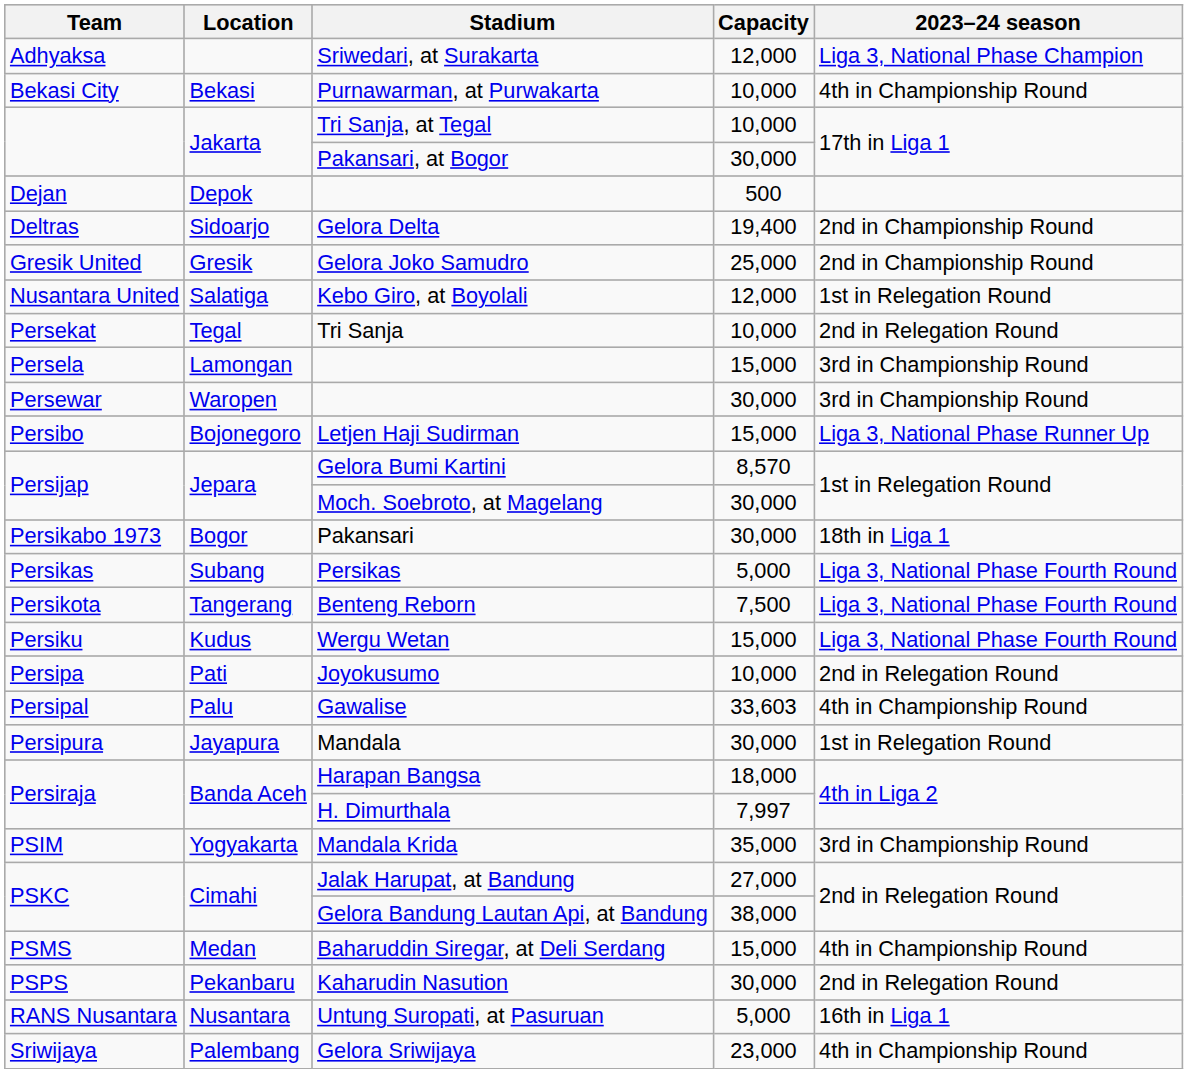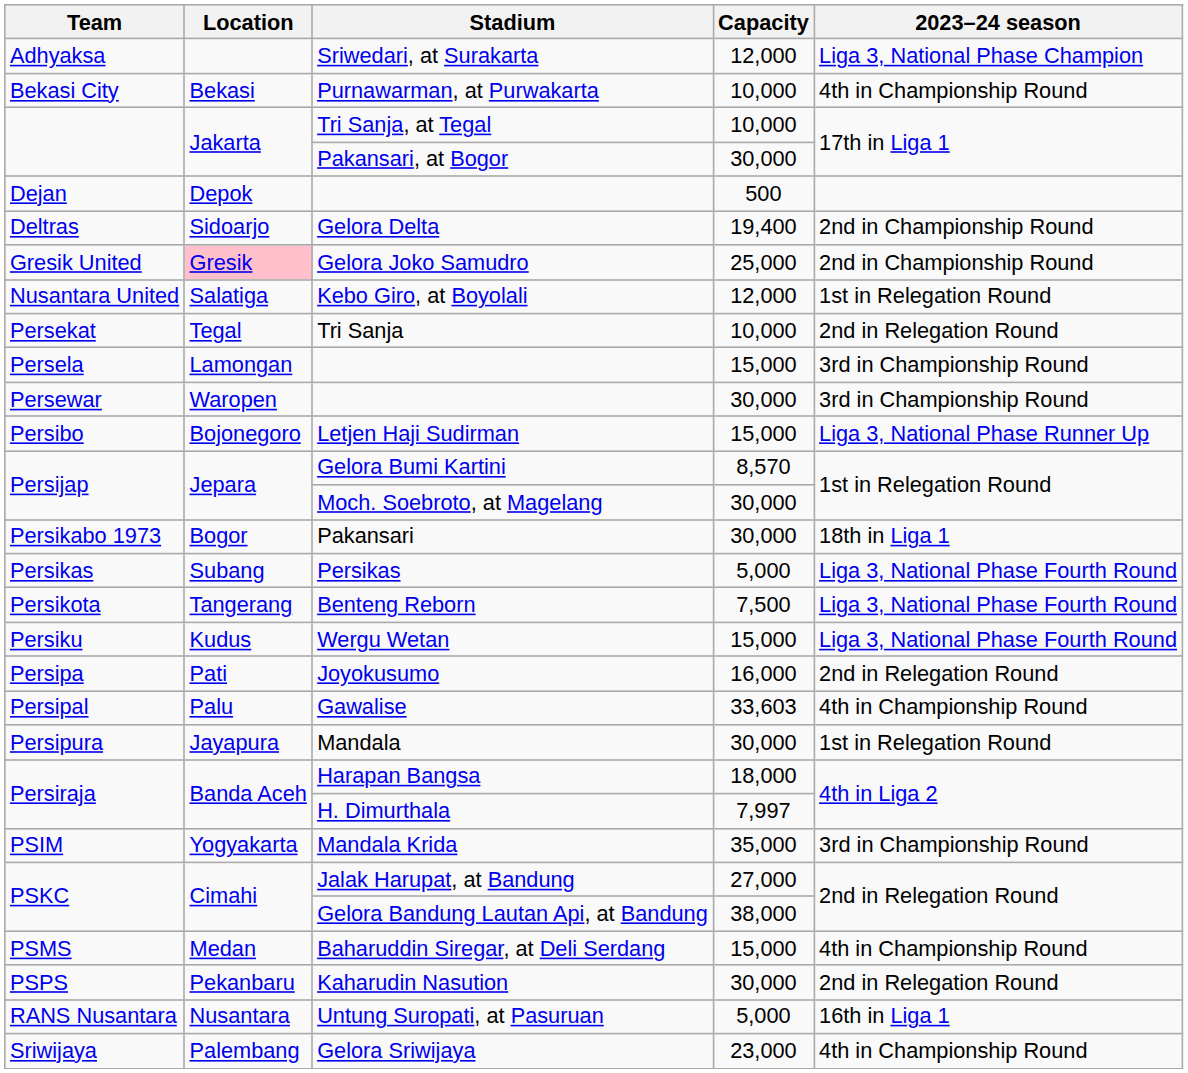(221, 262) no background -> (221, 262) pink background
(763, 673) 10,000 -> (763, 673) 16,000
